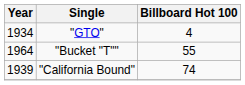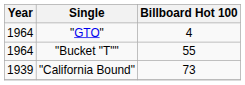(20, 32) 1934 -> (20, 32) 1964
(189, 70) 74 -> (189, 70) 73
